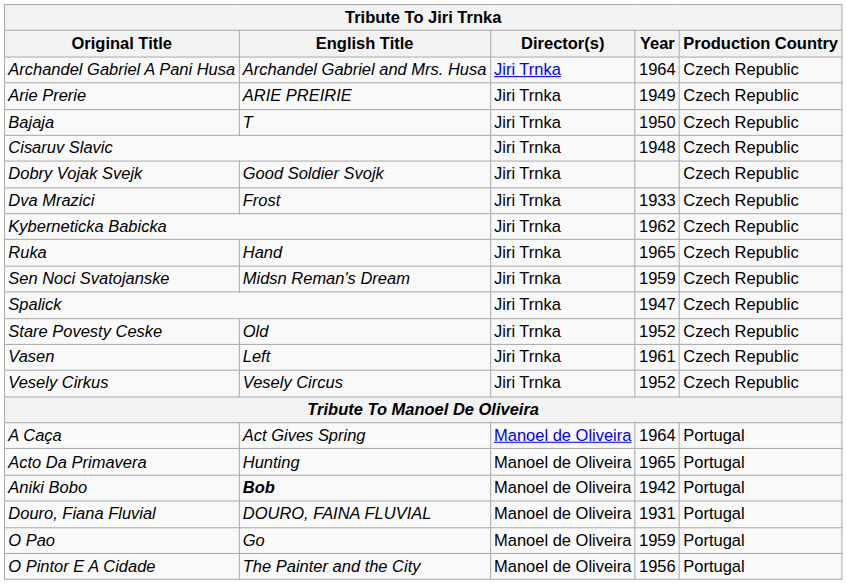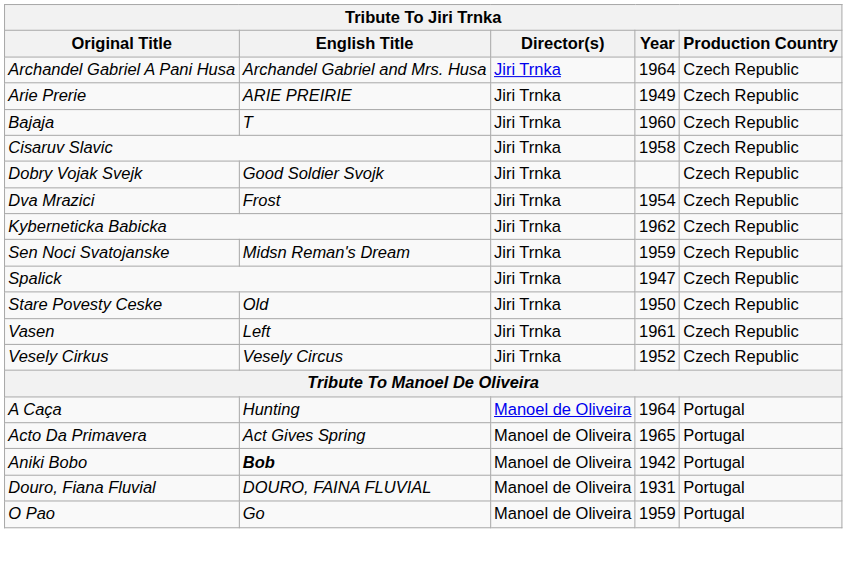(657, 122) 1950 -> (657, 122) 1960
(657, 148) 1948 -> (657, 148) 1958
(657, 200) 1933 -> (657, 200) 1954
- row: (28, 252)
(657, 331) 1952 -> (657, 305) 1950
(304, 435) Act Gives Spring -> (271, 409) Hunting
(271, 461) Hunting -> (304, 435) Act Gives Spring
- row: (82, 566)
